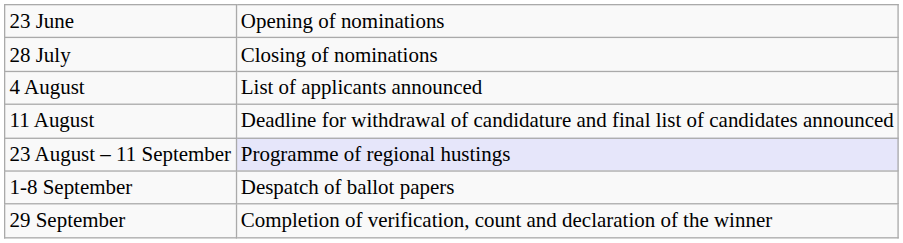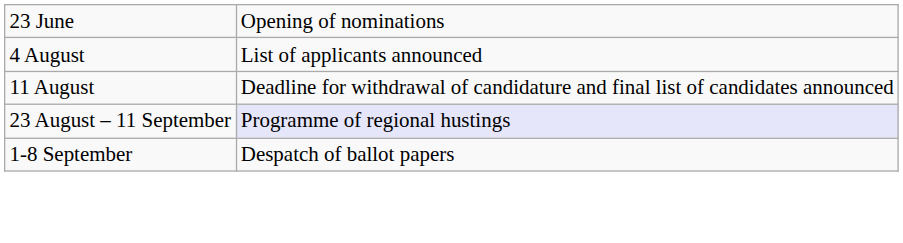- row: (40, 54)
- row: (67, 220)
